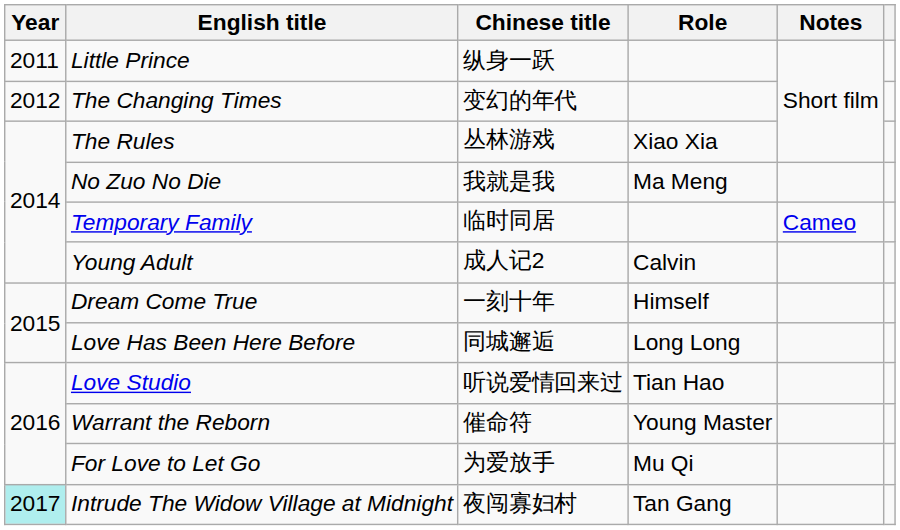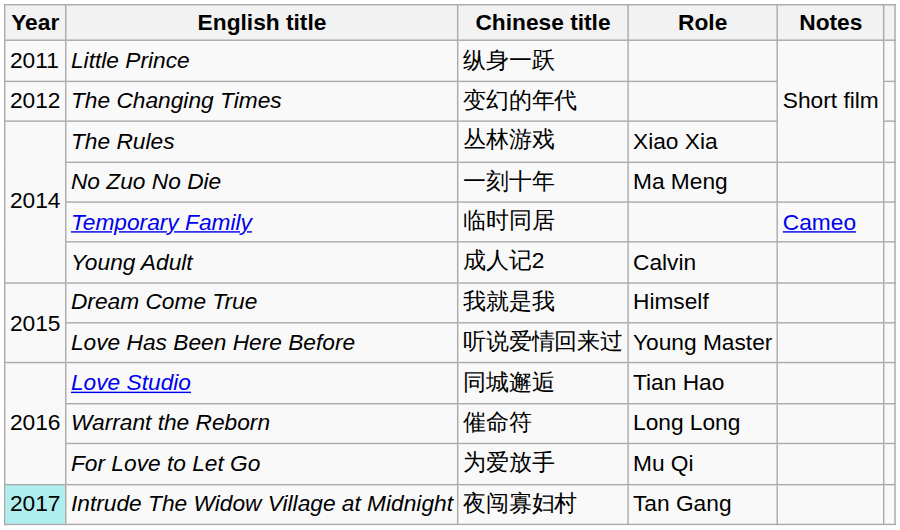(509, 180) 我就是我 -> (509, 180) 一刻十年
(509, 301) 一刻十年 -> (509, 301) 我就是我
(509, 342) 同城邂逅 -> (543, 342) 听说爱情回来过
(687, 342) Long Long -> (703, 342) Young Master
(543, 382) 听说爱情回来过 -> (509, 382) 同城邂逅
(703, 423) Young Master -> (687, 423) Long Long
